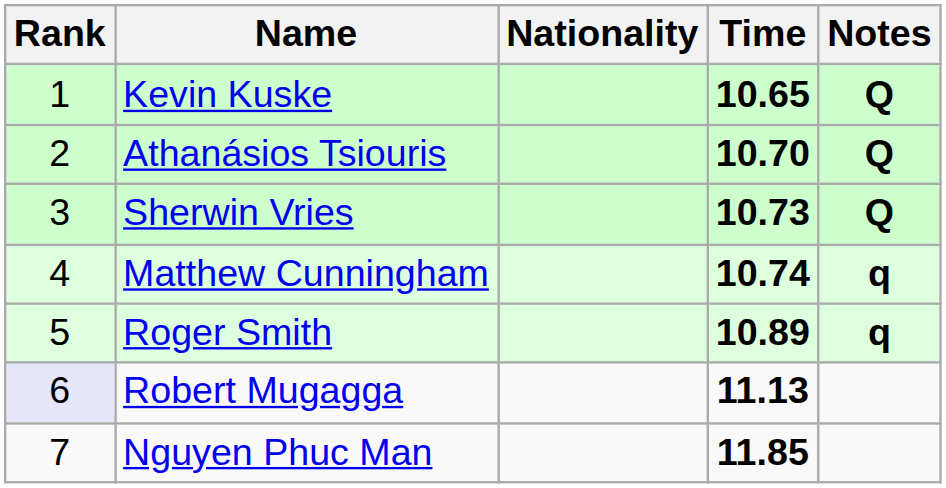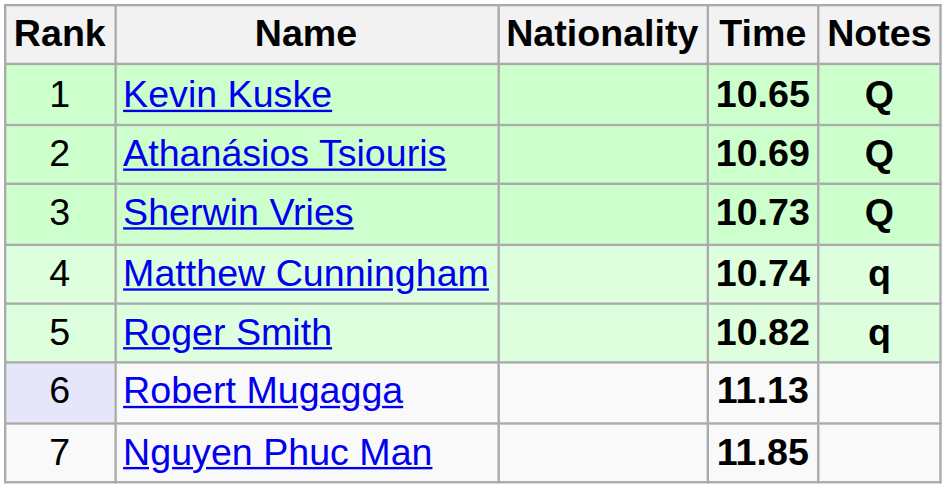(763, 153) 10.70 -> (763, 153) 10.69
(763, 332) 10.89 -> (763, 332) 10.82
